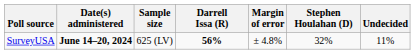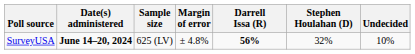columns swapped: (268, 18) <-> (212, 18)
(385, 41) 11% -> (385, 41) 10%
